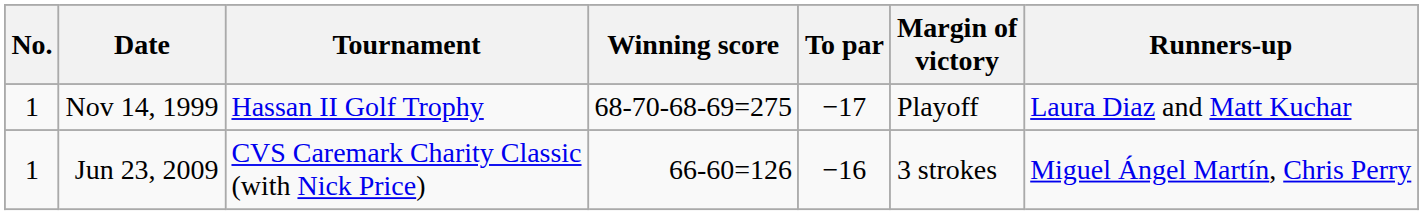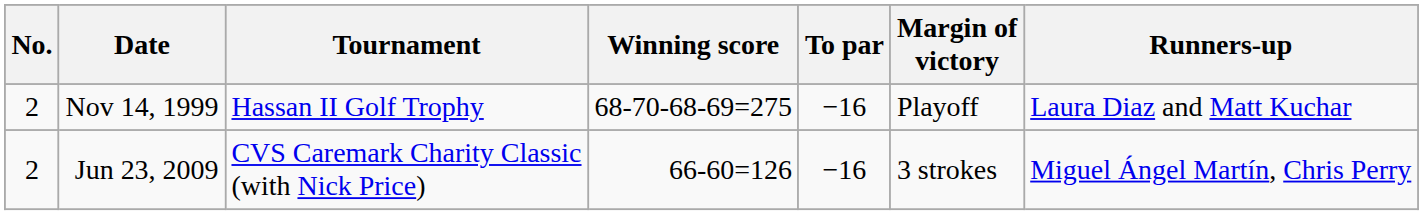(32, 106) 1 -> (32, 106) 2
(844, 106) −17 -> (844, 106) −16
(32, 169) 1 -> (32, 169) 2
